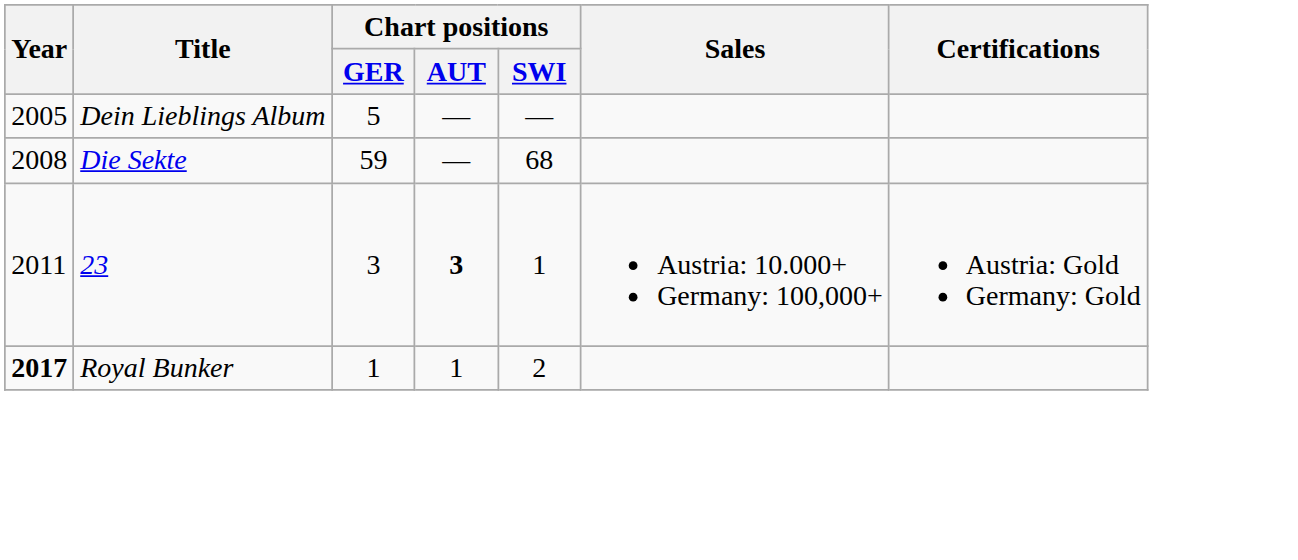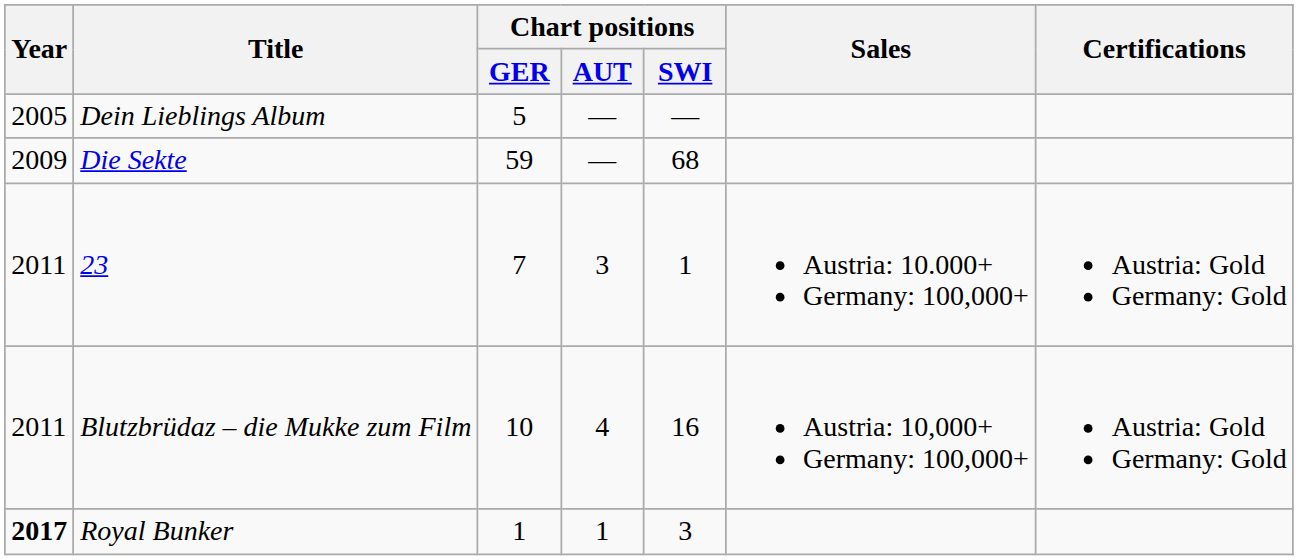(39, 159) 2008 -> (39, 159) 2009
(373, 263) 3 -> (519, 263) 7
(456, 263) bold -> (602, 263) normal
+ row: (276, 427)
(539, 367) 2 -> (685, 531) 3
